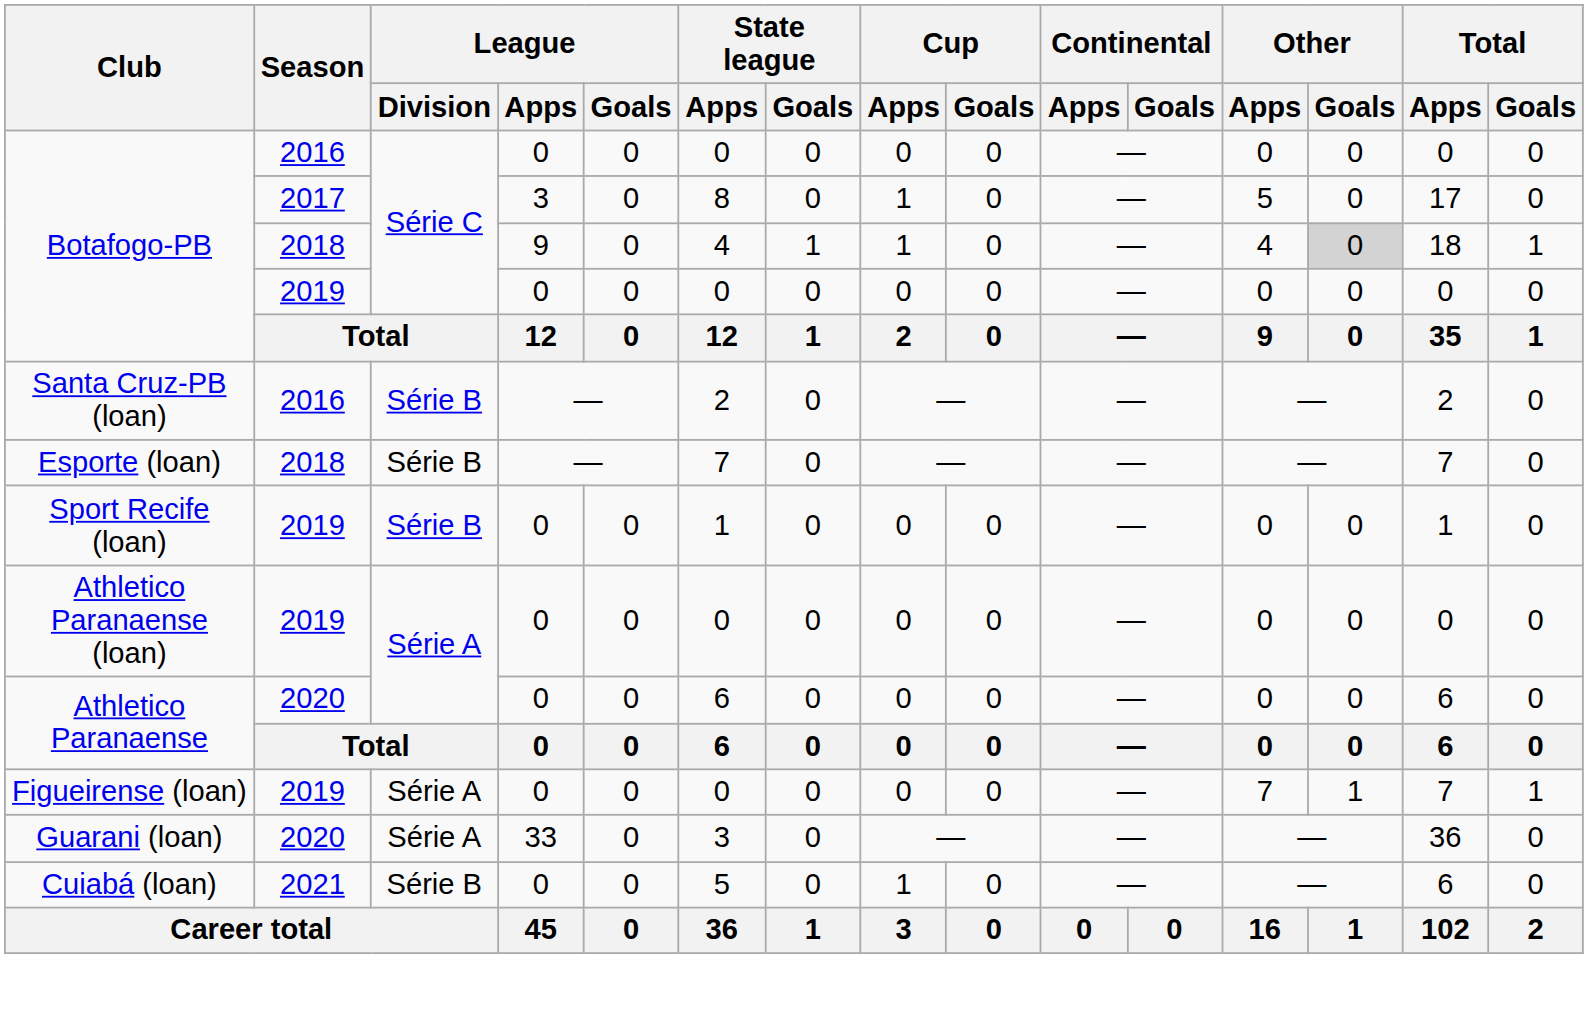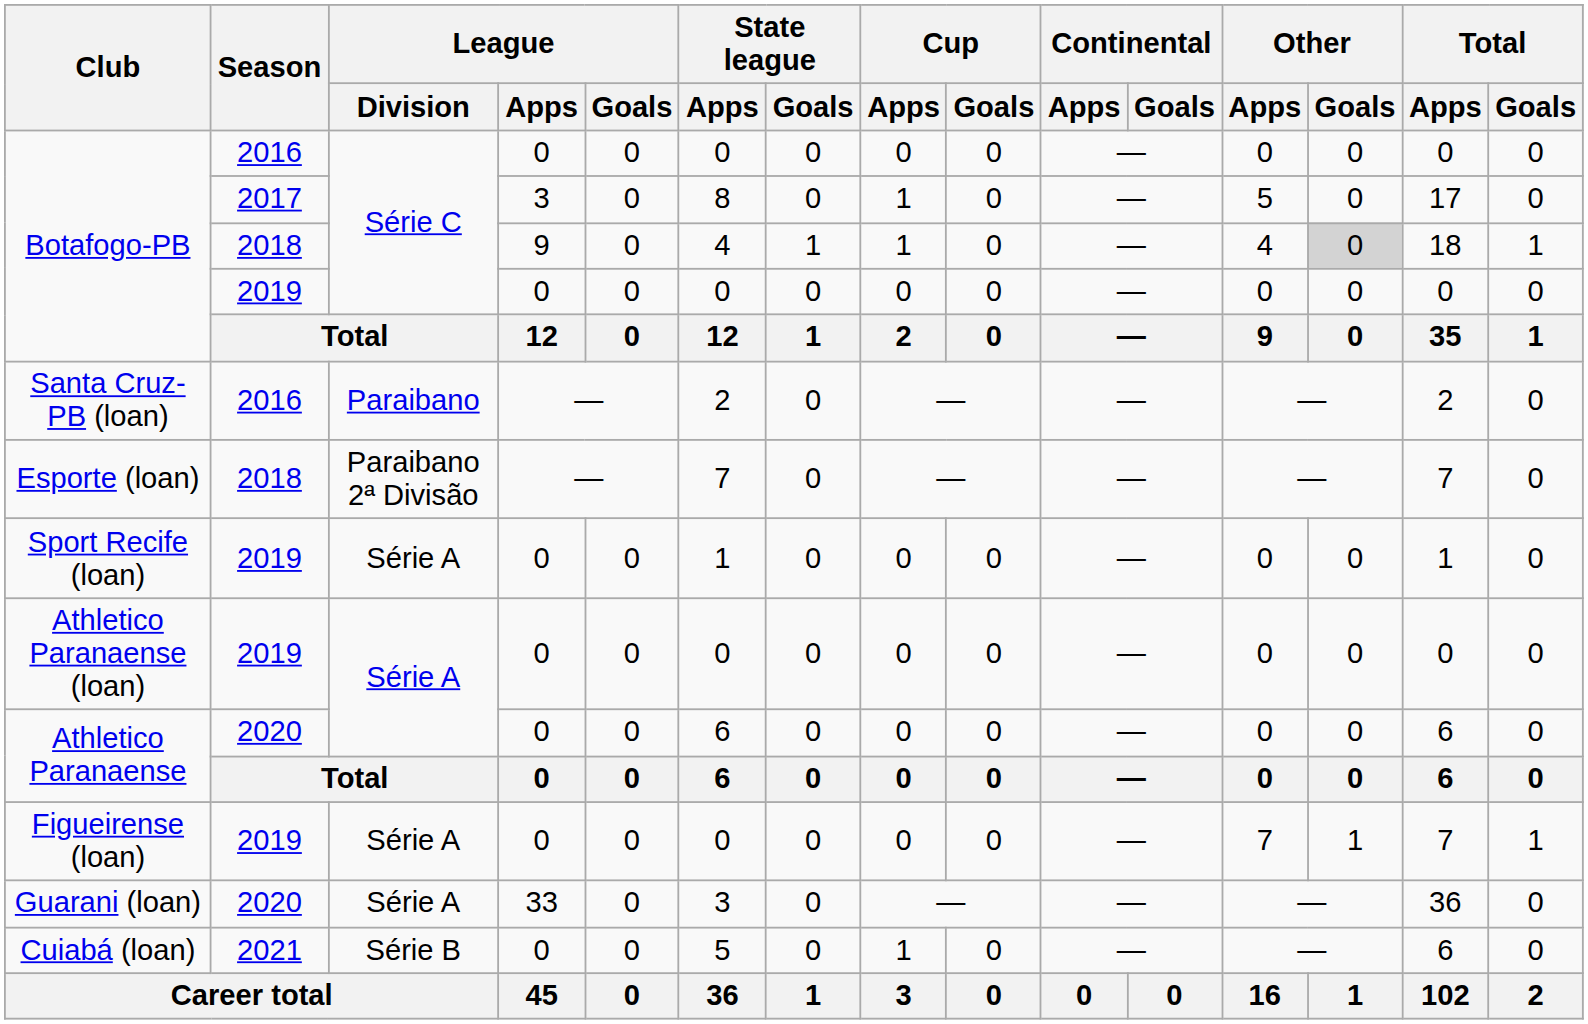(434, 400) Série B -> (413, 400) Paraibano
(434, 462) Série B -> (413, 478) Paraibano 2ª Divisão
(434, 525) Série B -> (413, 557) Série A
